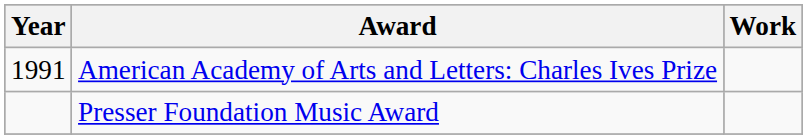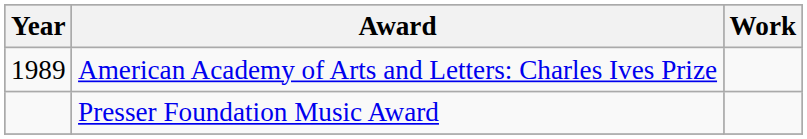(38, 69) 1991 -> (38, 69) 1989
